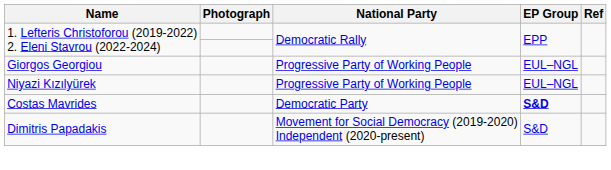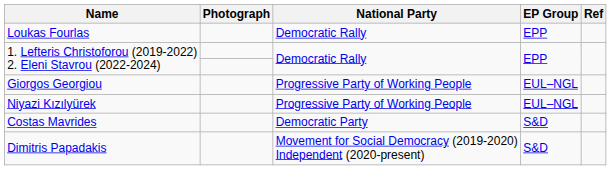+ row: (48, 33)
(536, 103) bold -> (536, 122) normal
